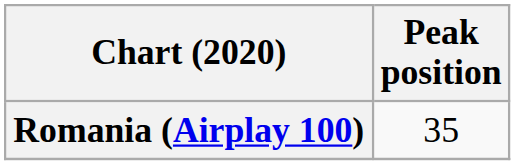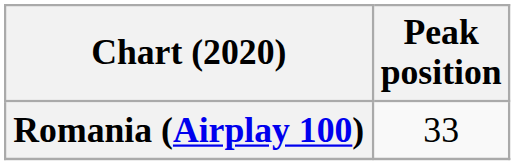(441, 129) 35 -> (441, 129) 33
